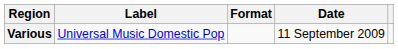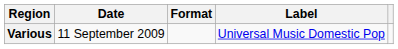columns swapped: (331, 14) <-> (141, 14)
